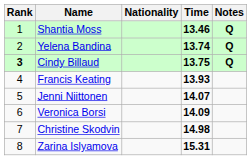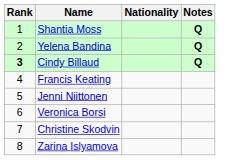- column: (197, 12)
